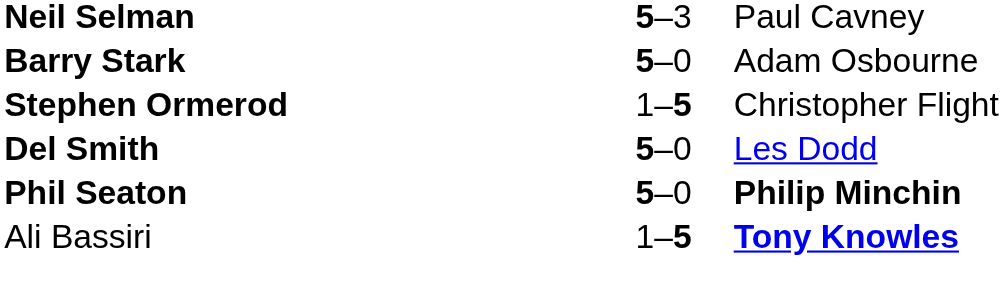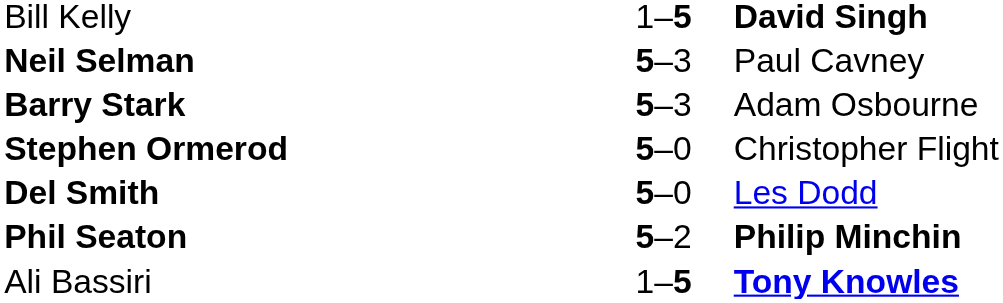+ row: (68, 16)
(664, 60) 5–0 -> (664, 105) 5–3
(664, 105) 1–5 -> (664, 149) 5–0
(664, 193) 5–0 -> (664, 237) 5–2
